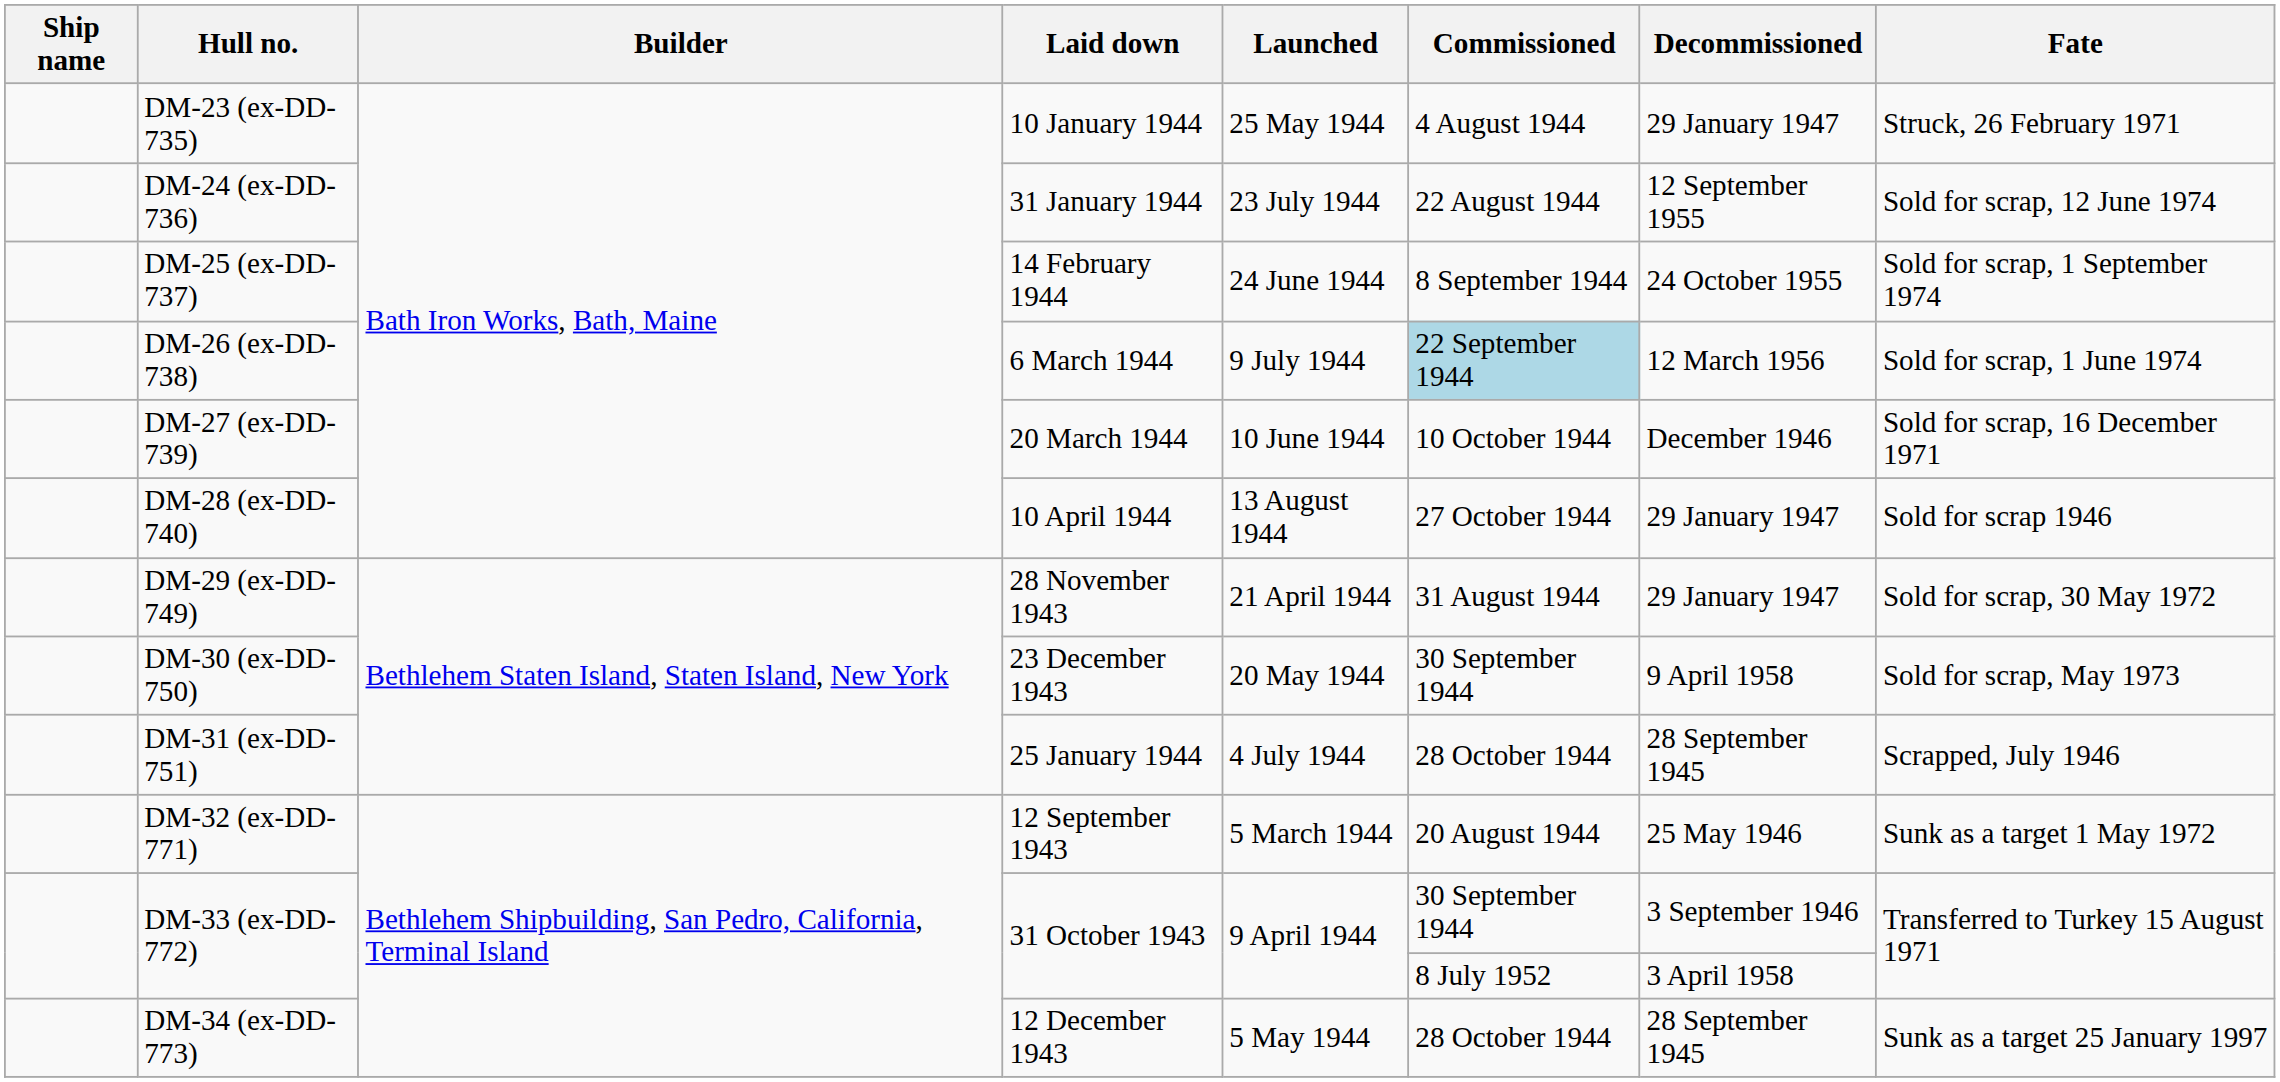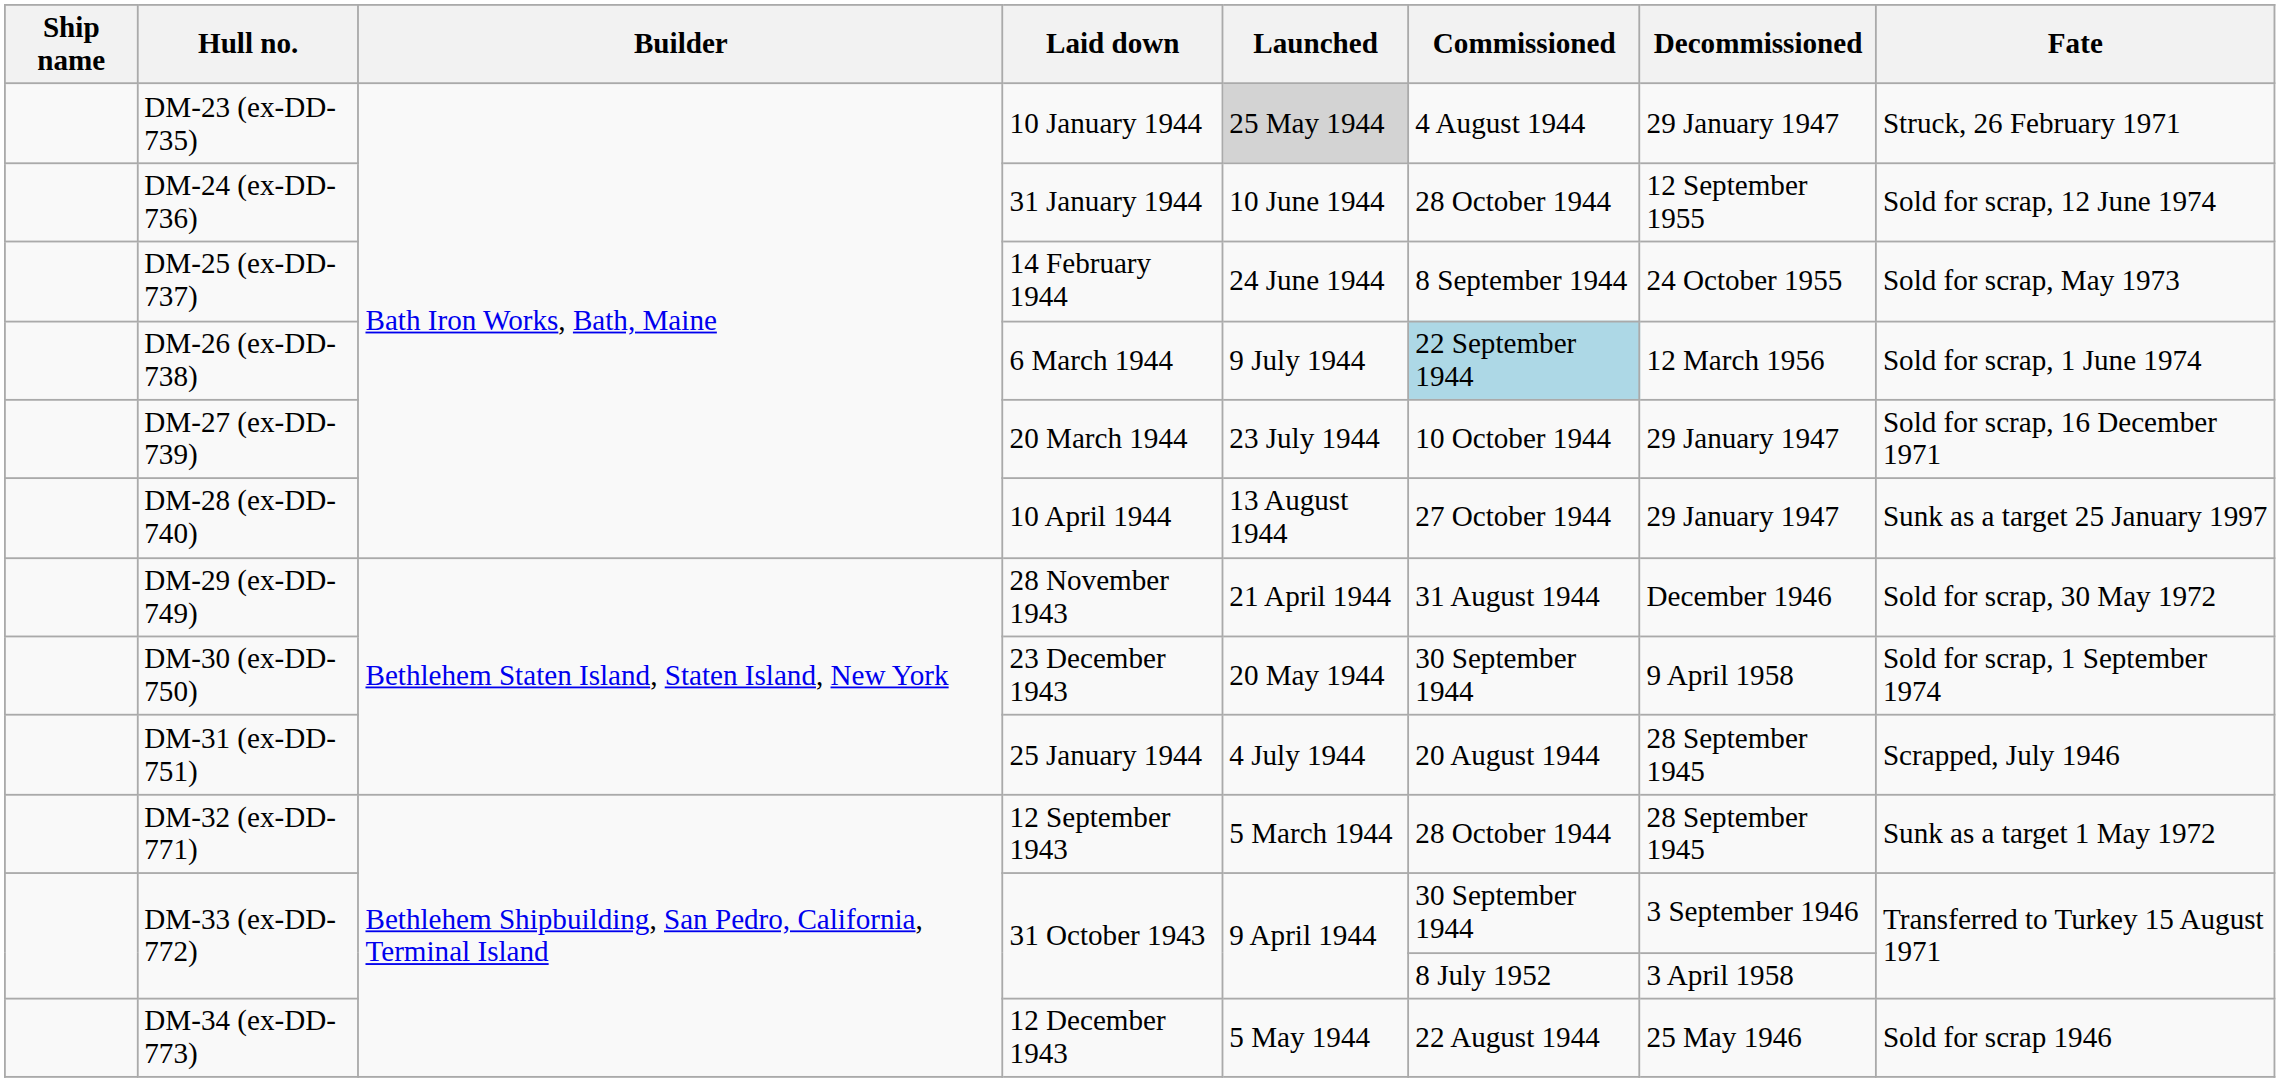(1307, 122) no background -> (1307, 122) lightgrey background
(1305, 201) 23 July 1944 -> (1307, 201) 10 June 1944
(1508, 201) 22 August 1944 -> (1513, 201) 28 October 1944
(2045, 280) Sold for scrap, 1 September 1974 -> (2031, 280) Sold for scrap, May 1973
(1307, 438) 10 June 1944 -> (1305, 438) 23 July 1944
(1739, 438) December 1946 -> (1743, 438) 29 January 1947
(1997, 517) Sold for scrap 1946 -> (2075, 517) Sunk as a target 25 January 1997
(1743, 596) 29 January 1947 -> (1739, 596) December 1946
(2031, 675) Sold for scrap, May 1973 -> (2045, 675) Sold for scrap, 1 September 1974
(1513, 754) 28 October 1944 -> (1508, 754) 20 August 1944
(1508, 833) 20 August 1944 -> (1513, 833) 28 October 1944
(1724, 833) 25 May 1946 -> (1727, 833) 28 September 1945
(1513, 1037) 28 October 1944 -> (1508, 1037) 22 August 1944
(1727, 1037) 28 September 1945 -> (1724, 1037) 25 May 1946
(2075, 1037) Sunk as a target 25 January 1997 -> (1997, 1037) Sold for scrap 1946
